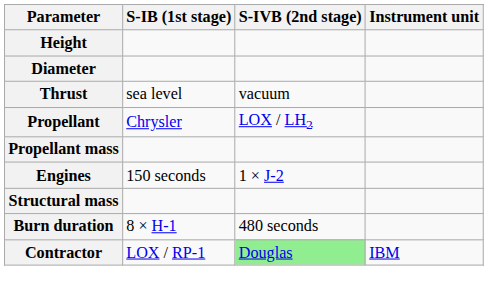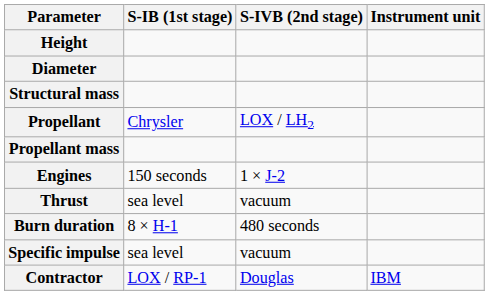rows swapped: (64, 200) <-> (64, 94)
+ row: (64, 252)
(266, 252) lightgreen background -> (267, 277) no background
